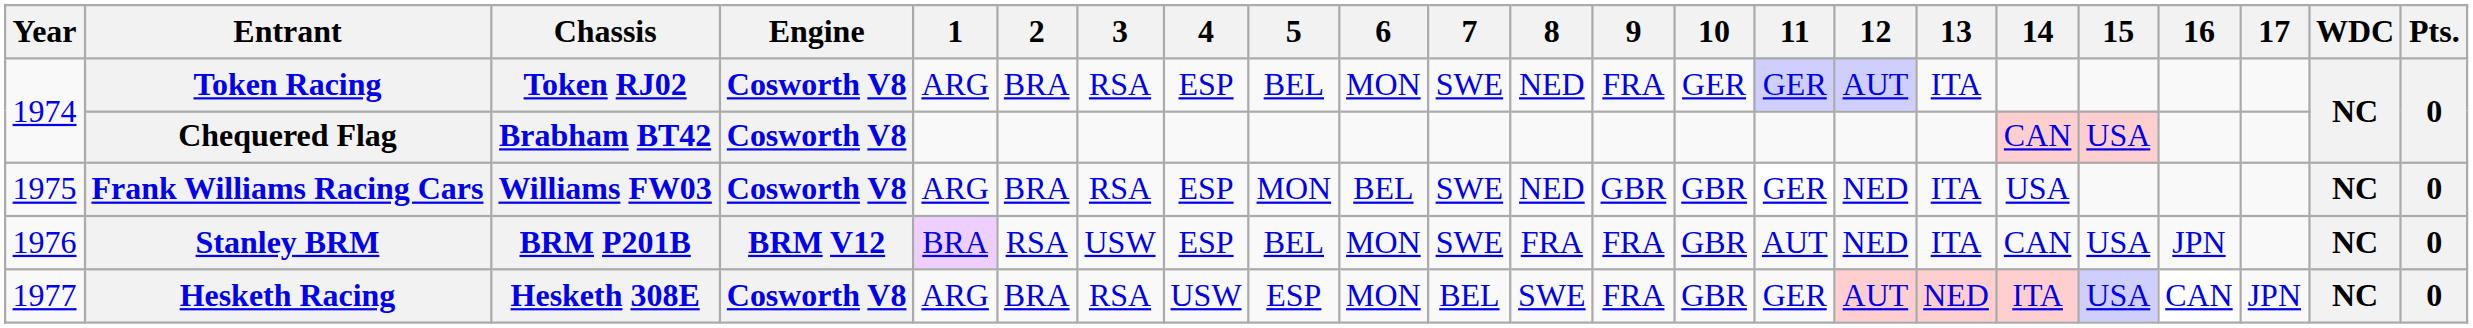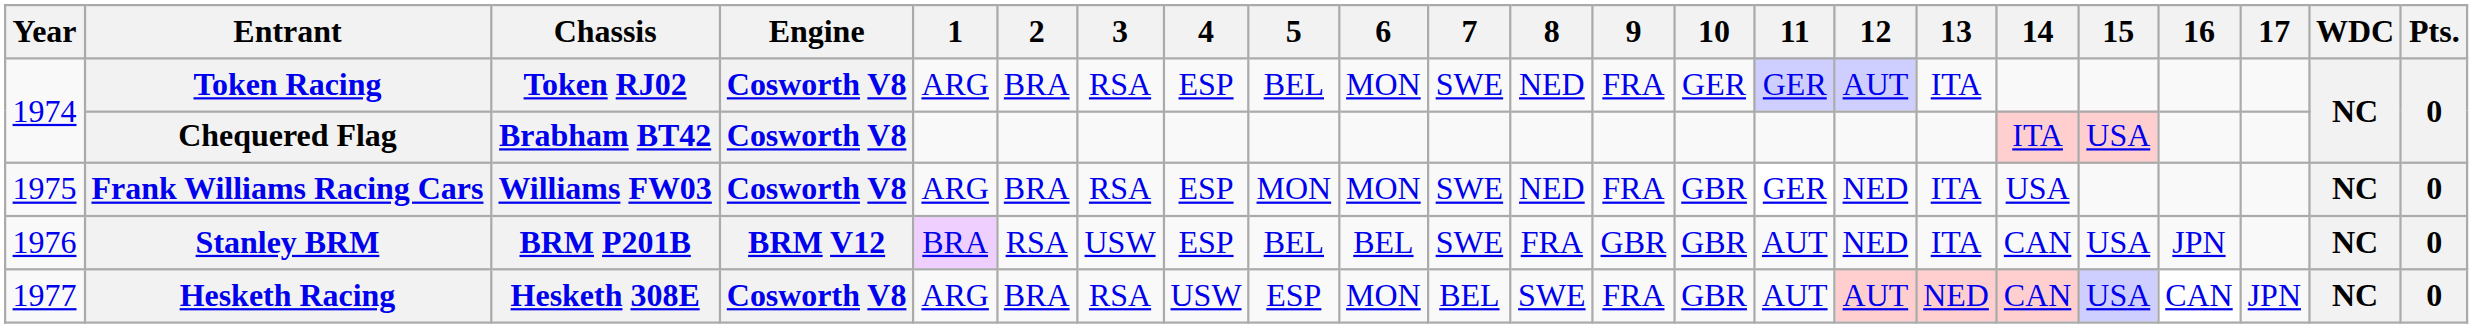(2038, 136) CAN -> (2038, 136) ITA
(1383, 189) BEL -> (1383, 189) MON
(1633, 189) GBR -> (1633, 189) FRA
(1383, 242) MON -> (1383, 242) BEL
(1633, 242) FRA -> (1633, 242) GBR
(1795, 294) GER -> (1795, 294) AUT
(2038, 294) ITA -> (2038, 294) CAN
